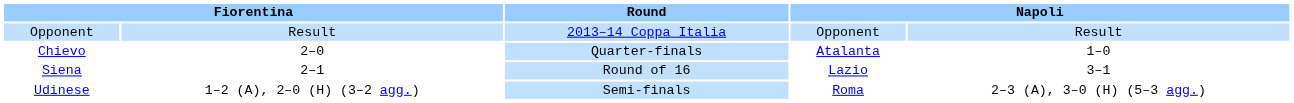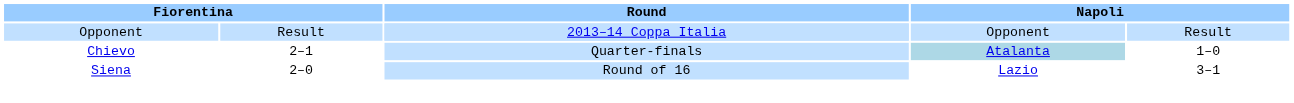(312, 51) 2–0 -> (301, 51) 2–1
(848, 51) no background -> (1018, 51) lightblue background
(312, 71) 2–1 -> (301, 71) 2–0
- row: (62, 90)
